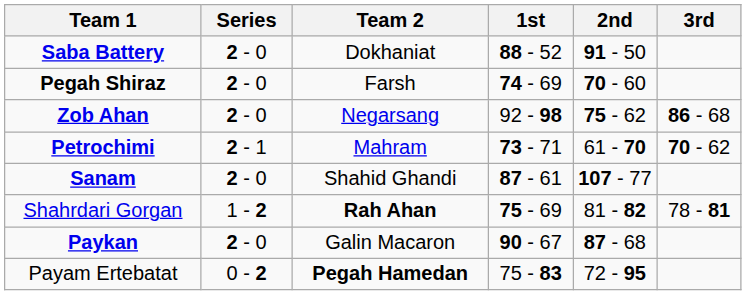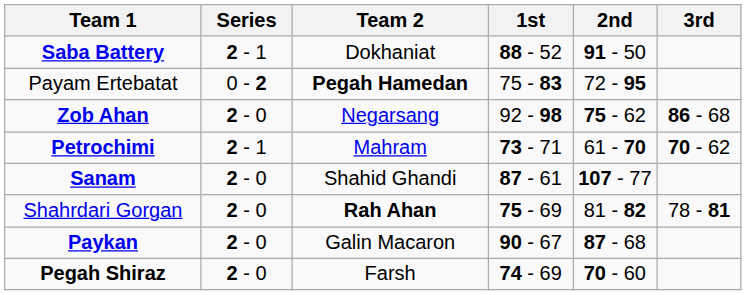(247, 52) 2 - 0 -> (247, 52) 2 - 1
rows swapped: (103, 83) <-> (103, 274)
(247, 210) 1 - 2 -> (247, 210) 2 - 0
